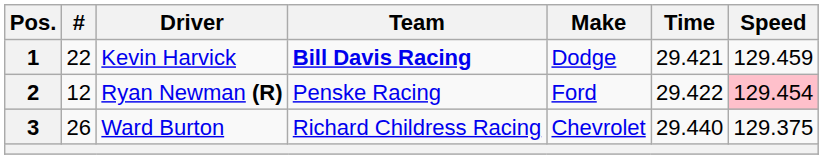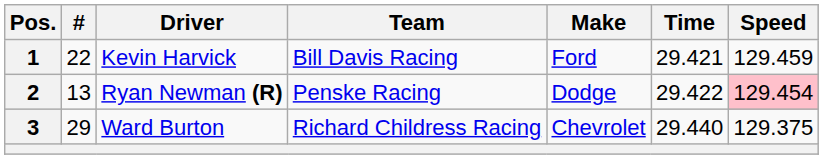(382, 57) bold -> (375, 57) normal
(584, 57) Dodge -> (574, 57) Ford
(79, 92) 12 -> (79, 92) 13
(574, 92) Ford -> (584, 92) Dodge
(79, 127) 26 -> (79, 127) 29
